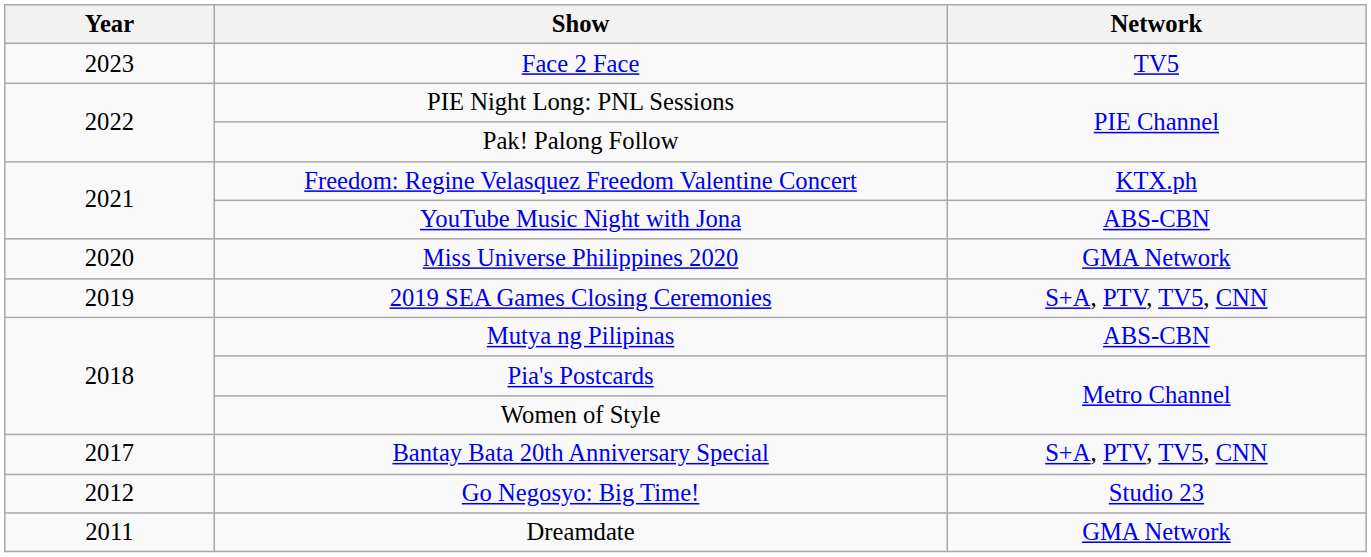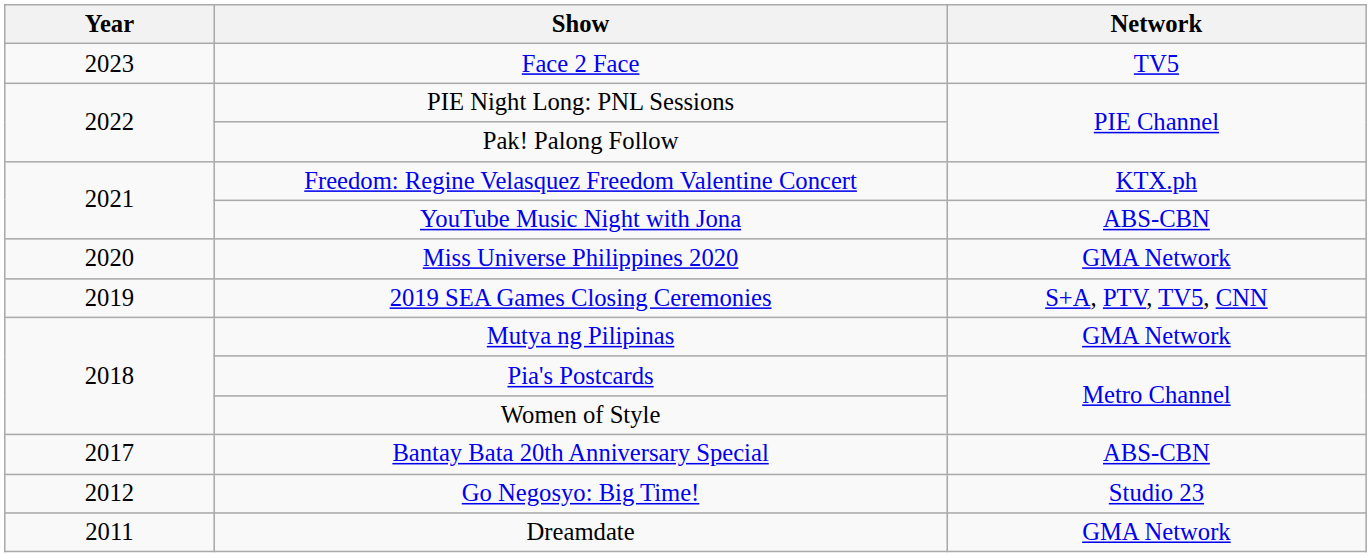(1156, 336) ABS-CBN -> (1156, 336) GMA Network
(1156, 453) S+A, PTV, TV5, CNN -> (1156, 453) ABS-CBN
